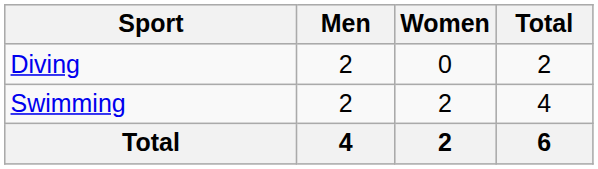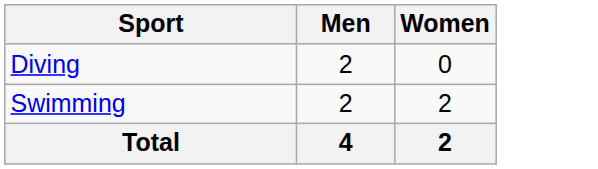- column: (544, 24)
